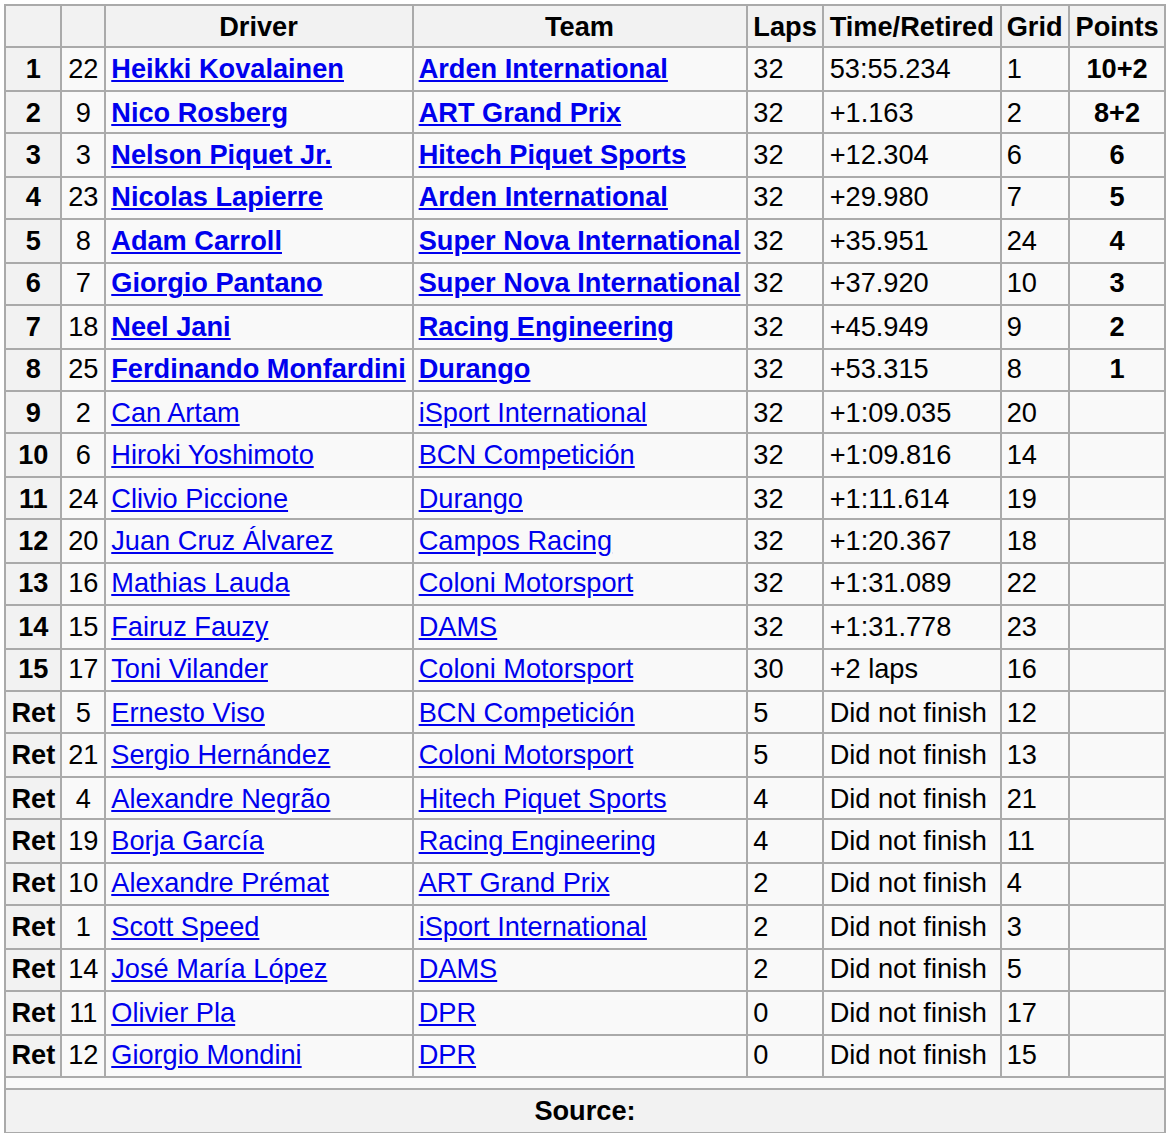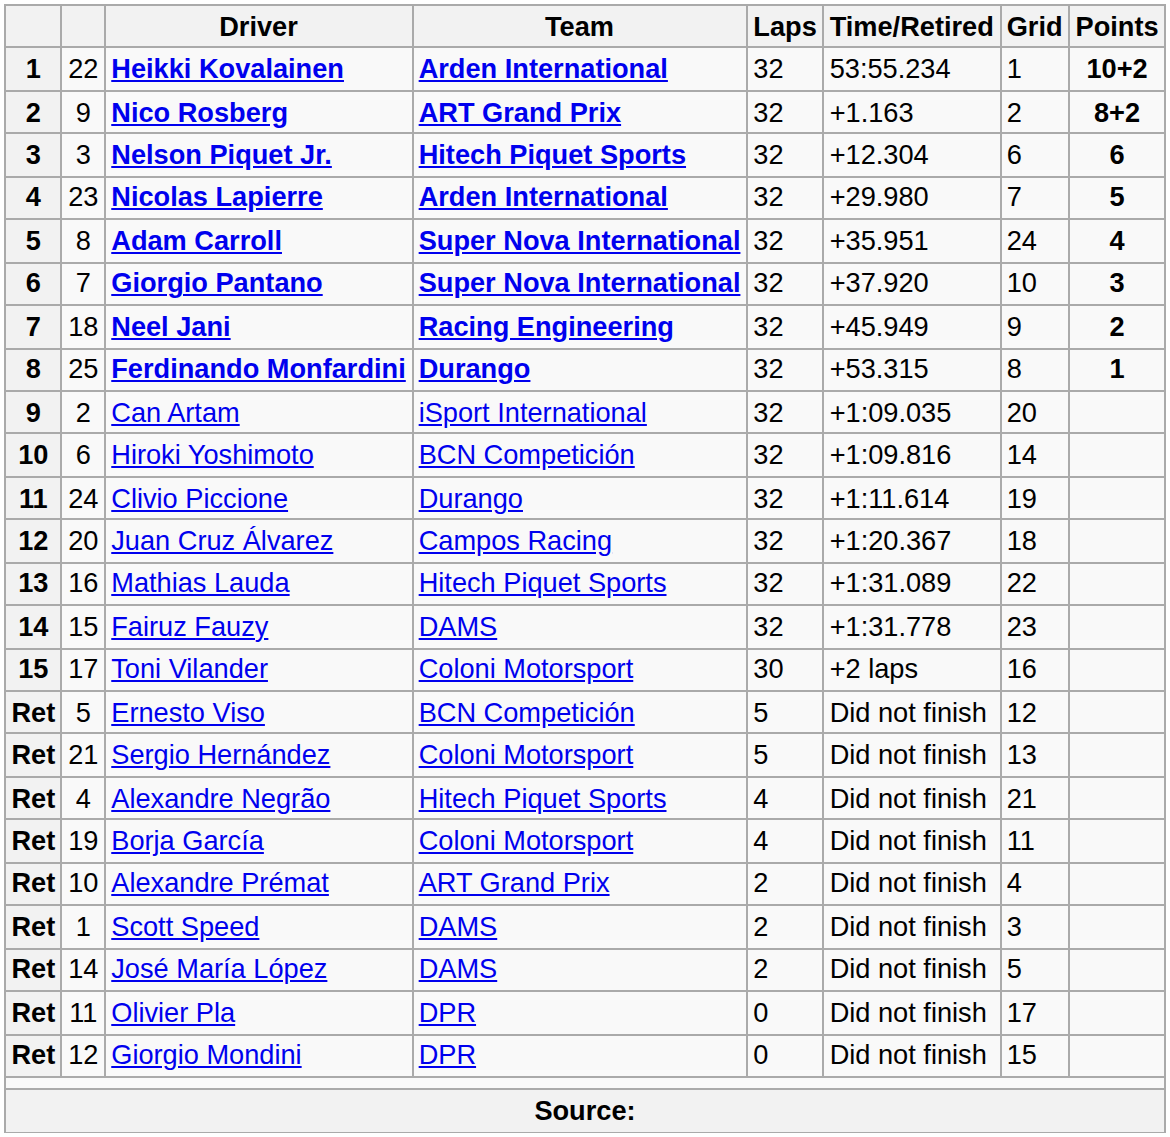(526, 583) Coloni Motorsport -> (543, 583) Hitech Piquet Sports
(537, 841) Racing Engineering -> (526, 841) Coloni Motorsport
(533, 926) iSport International -> (458, 926) DAMS
